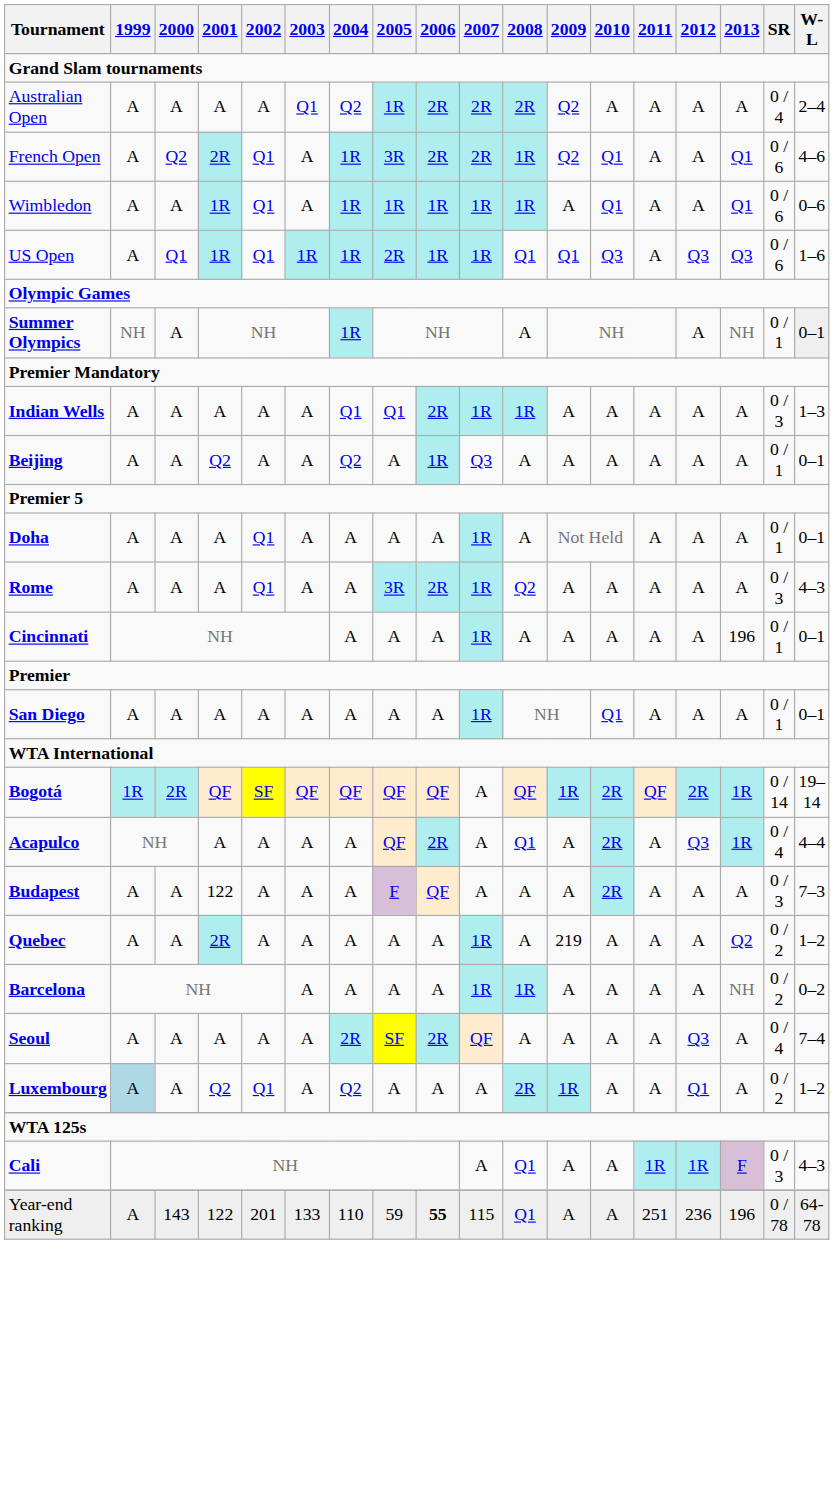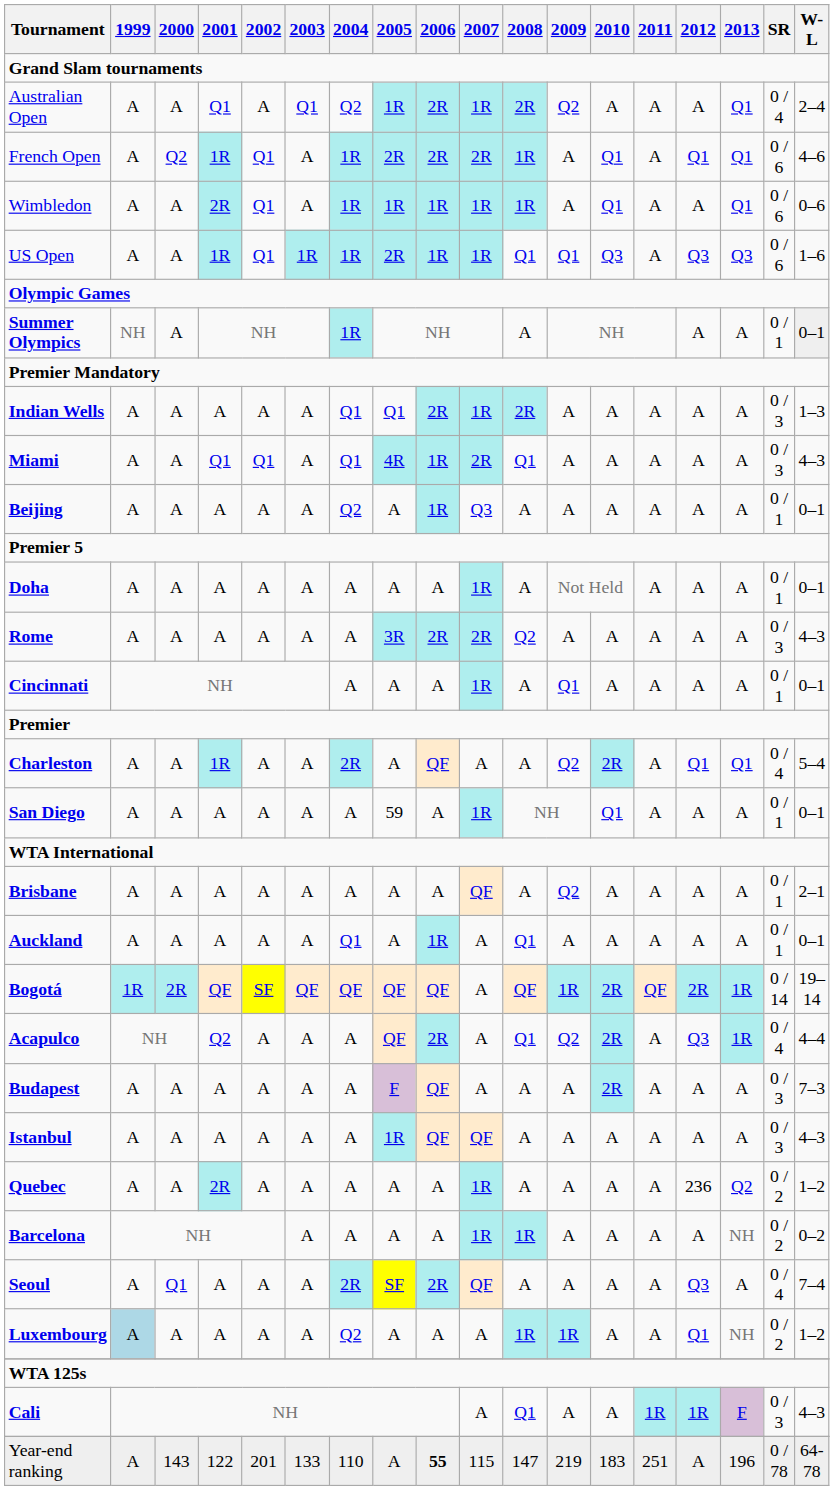(220, 106) A -> (220, 106) Q1
(481, 106) 2R -> (481, 106) 1R
(742, 106) A -> (742, 106) Q1
(220, 155) 2R -> (220, 155) 1R
(394, 155) 3R -> (394, 155) 2R
(569, 155) Q2 -> (569, 155) A
(698, 155) A -> (698, 155) Q1
(220, 205) 1R -> (220, 205) 2R
(176, 254) Q1 -> (176, 254) A
(742, 332) NH -> (742, 332) A
(525, 410) 1R -> (525, 410) 2R
+ row: (34, 459)
(220, 459) Q2 -> (220, 508) A
(264, 537) Q1 -> (264, 586) A
(264, 586) Q1 -> (264, 635) A
(481, 586) 1R -> (481, 635) 2R
(569, 635) A -> (569, 685) Q1
(742, 635) 196 -> (742, 685) A
+ row: (50, 763)
(394, 713) A -> (394, 812) 59
+ row: (43, 890)
+ row: (46, 939)
(220, 840) A -> (220, 1037) Q2
(569, 840) A -> (569, 1037) Q2
(220, 890) 122 -> (220, 1087) A
+ row: (40, 1136)
(569, 939) 219 -> (569, 1185) A
(698, 939) A -> (698, 1185) 236
(176, 1037) A -> (176, 1284) Q1
(220, 1087) Q2 -> (220, 1333) A
(264, 1087) Q1 -> (264, 1333) A
(525, 1087) 2R -> (525, 1333) 1R
(742, 1087) A -> (742, 1333) NH
(394, 1214) 59 -> (394, 1460) A
(525, 1214) Q1 -> (525, 1460) 147
(569, 1214) A -> (569, 1460) 219
(612, 1214) A -> (612, 1460) 183
(698, 1214) 236 -> (698, 1460) A
